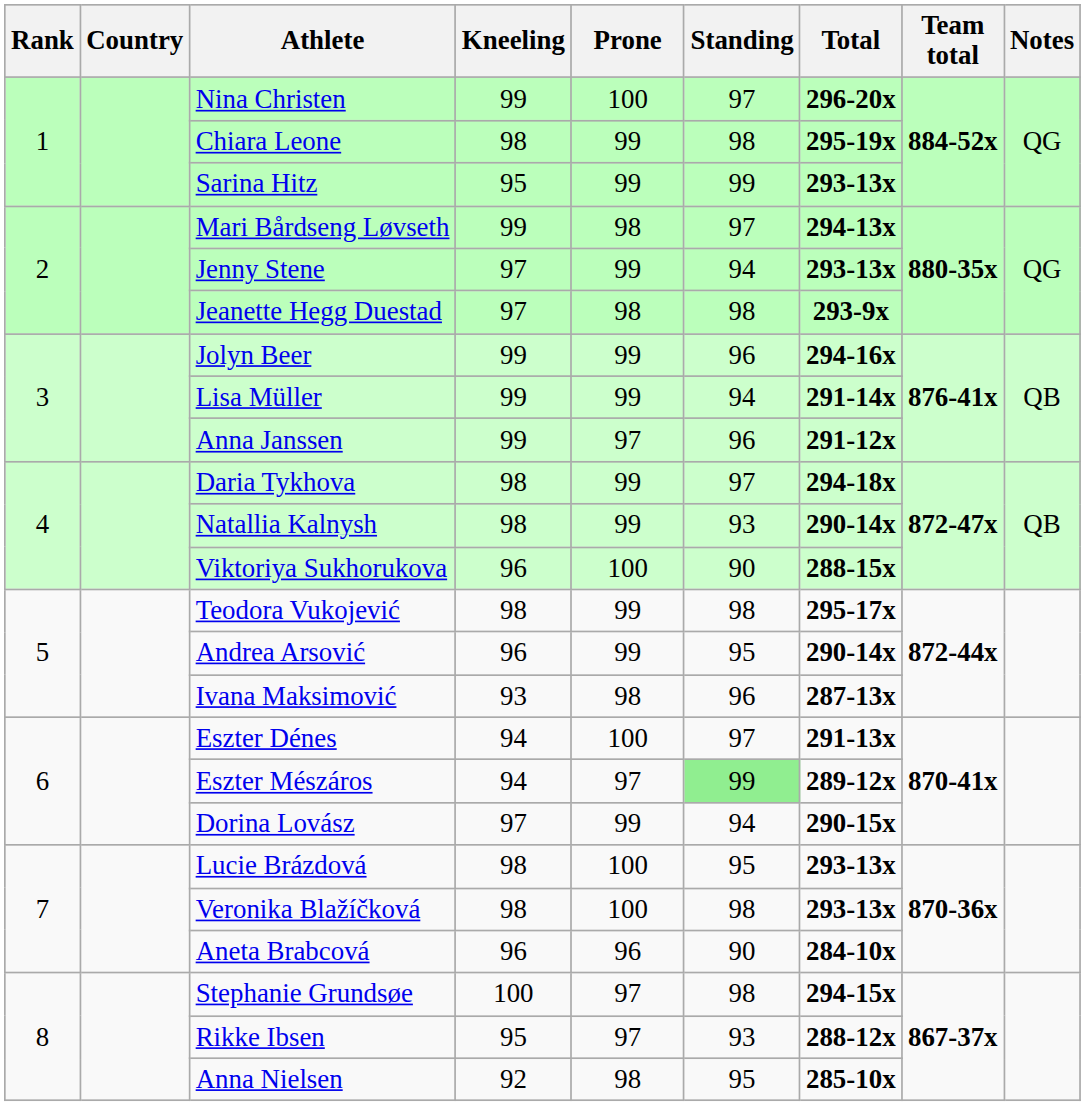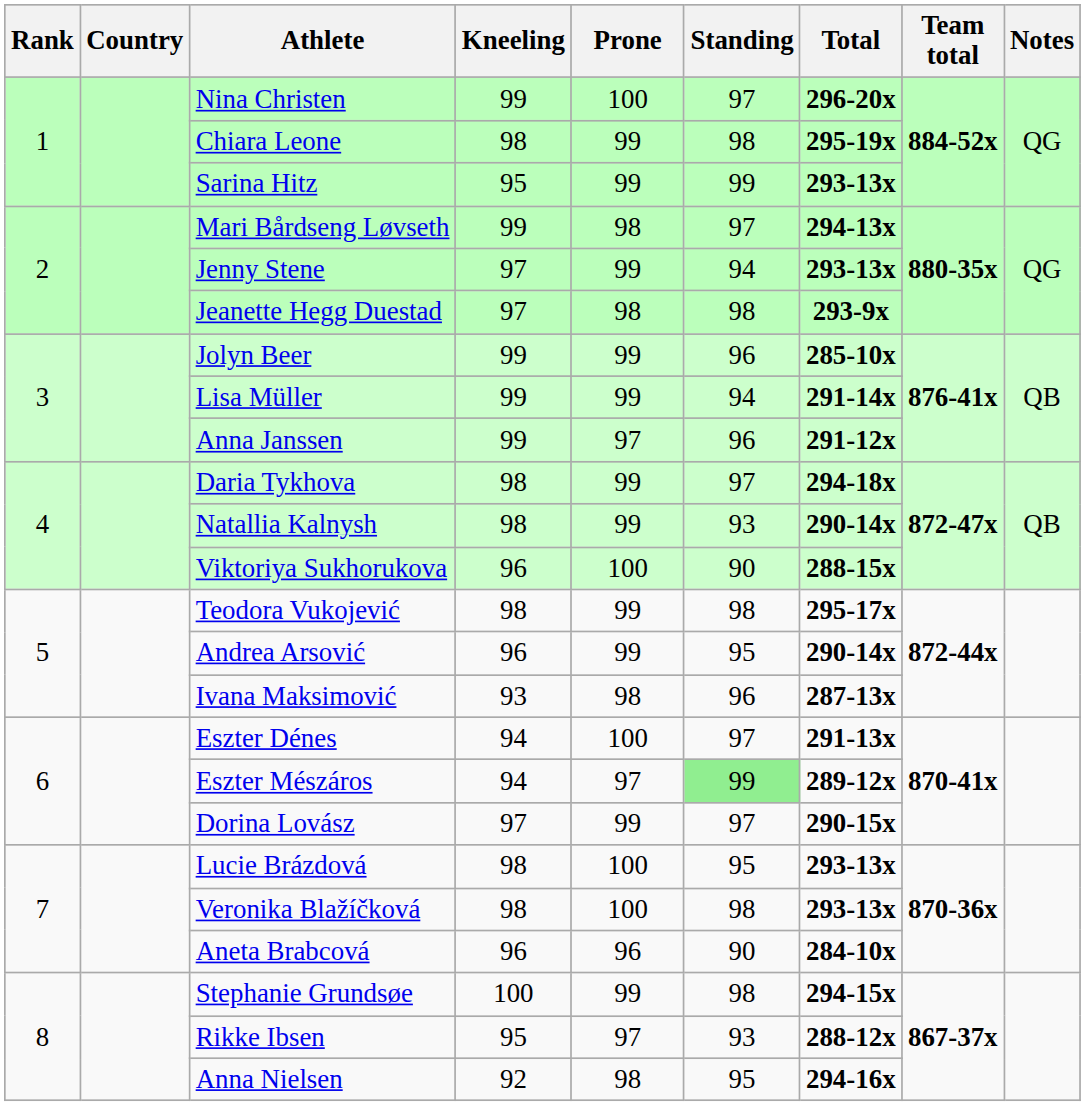(851, 354) 294-16x -> (851, 354) 285-10x
(742, 823) 94 -> (742, 823) 97
(628, 993) 97 -> (628, 993) 99
(851, 1079) 285-10x -> (851, 1079) 294-16x
